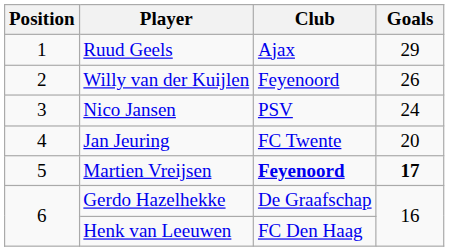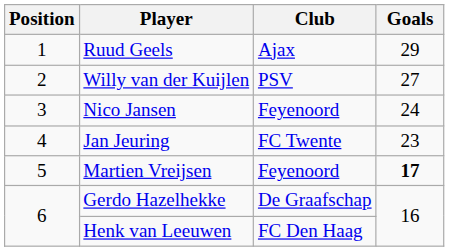(299, 79) Feyenoord -> (275, 79) PSV
(410, 79) 26 -> (410, 79) 27
(275, 110) PSV -> (299, 110) Feyenoord
(410, 140) 20 -> (410, 140) 23
(301, 170) bold -> (299, 170) normal
